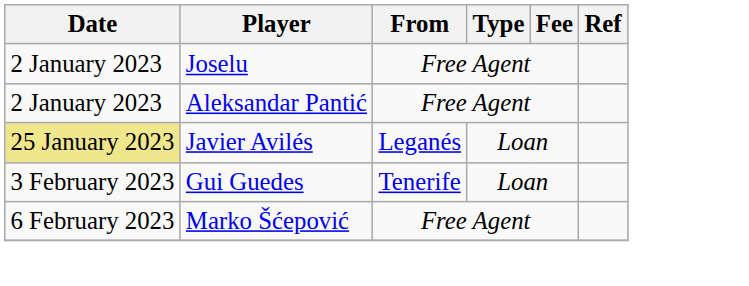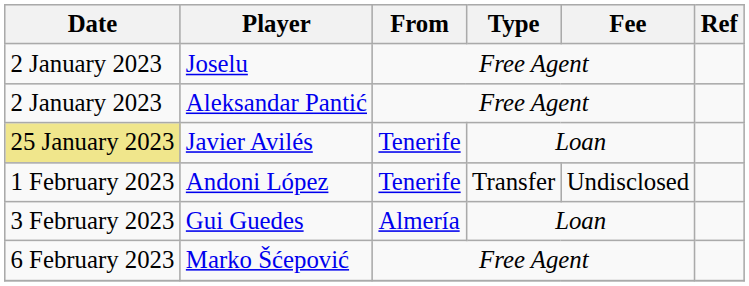(420, 142) Leganés -> (420, 142) Tenerife
+ row: (257, 181)
(420, 181) Tenerife -> (419, 220) Almería
